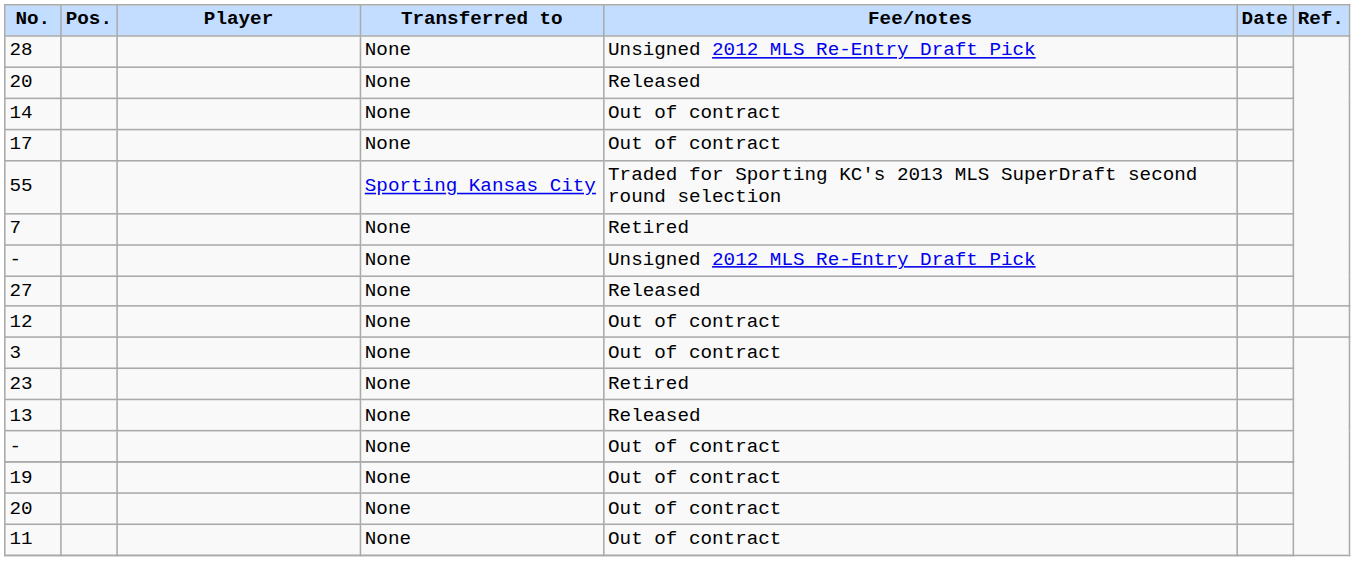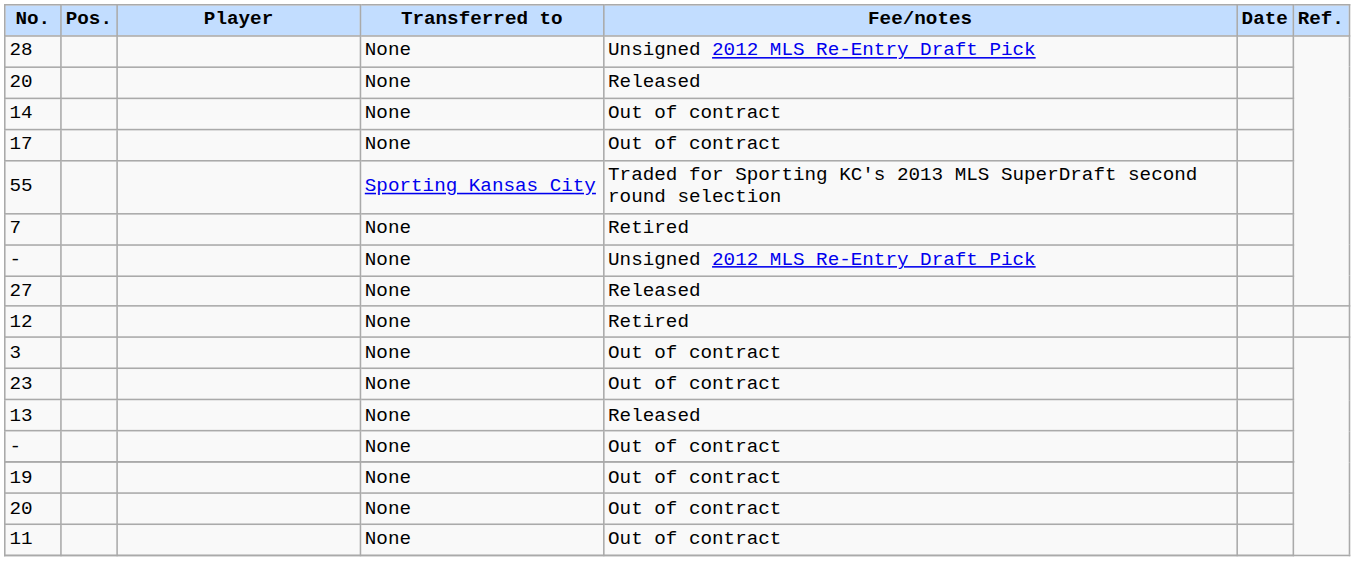(695, 322) Out of contract -> (649, 322) Retired
(649, 385) Retired -> (695, 385) Out of contract
